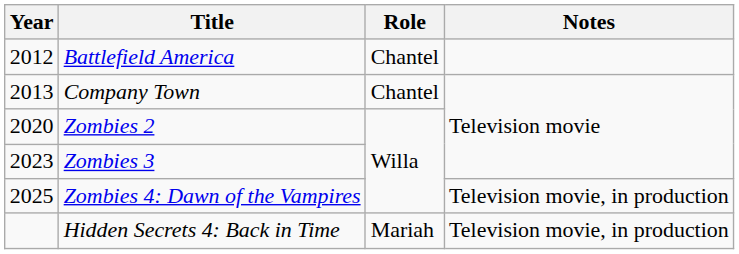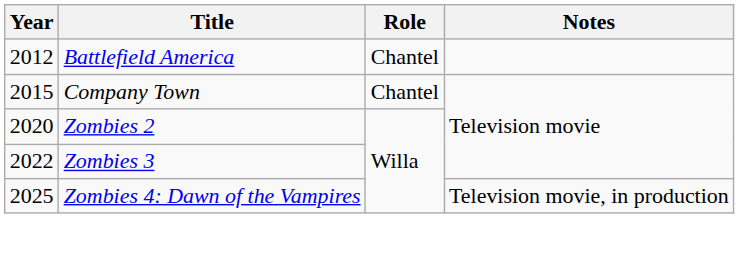(32, 91) 2013 -> (32, 91) 2015
(32, 160) 2023 -> (32, 160) 2022
- row: (202, 230)
